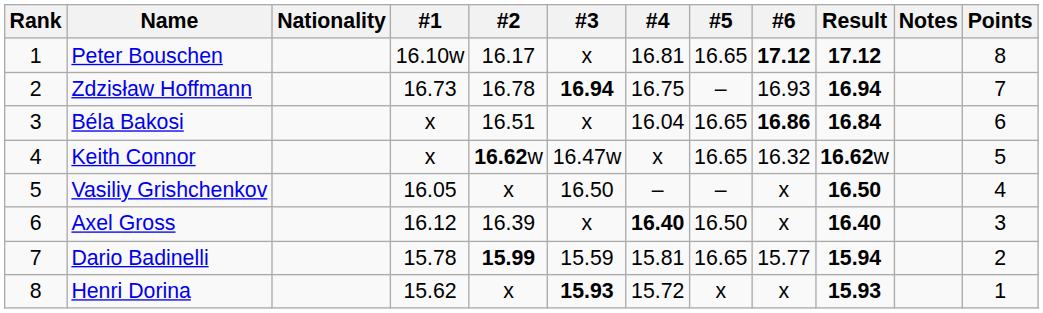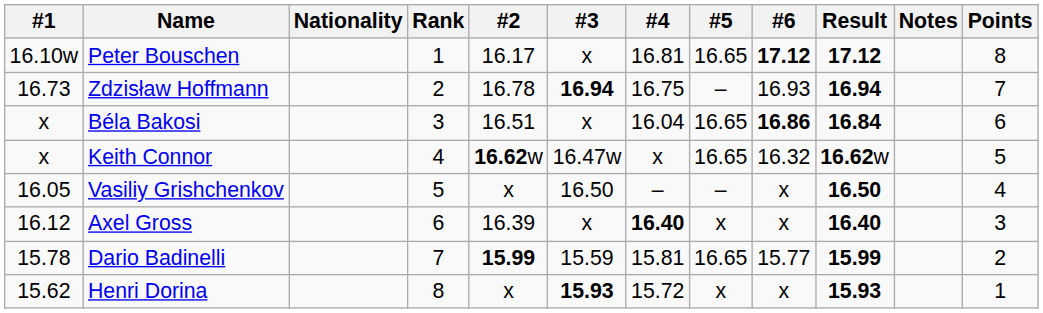columns swapped: (36, 21) <-> (430, 21)
(721, 223) 16.50 -> (721, 223) x
(855, 257) 15.94 -> (855, 257) 15.99
